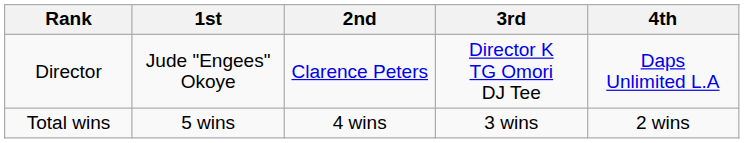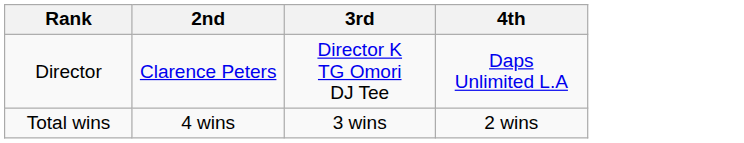- column: (208, 19)
